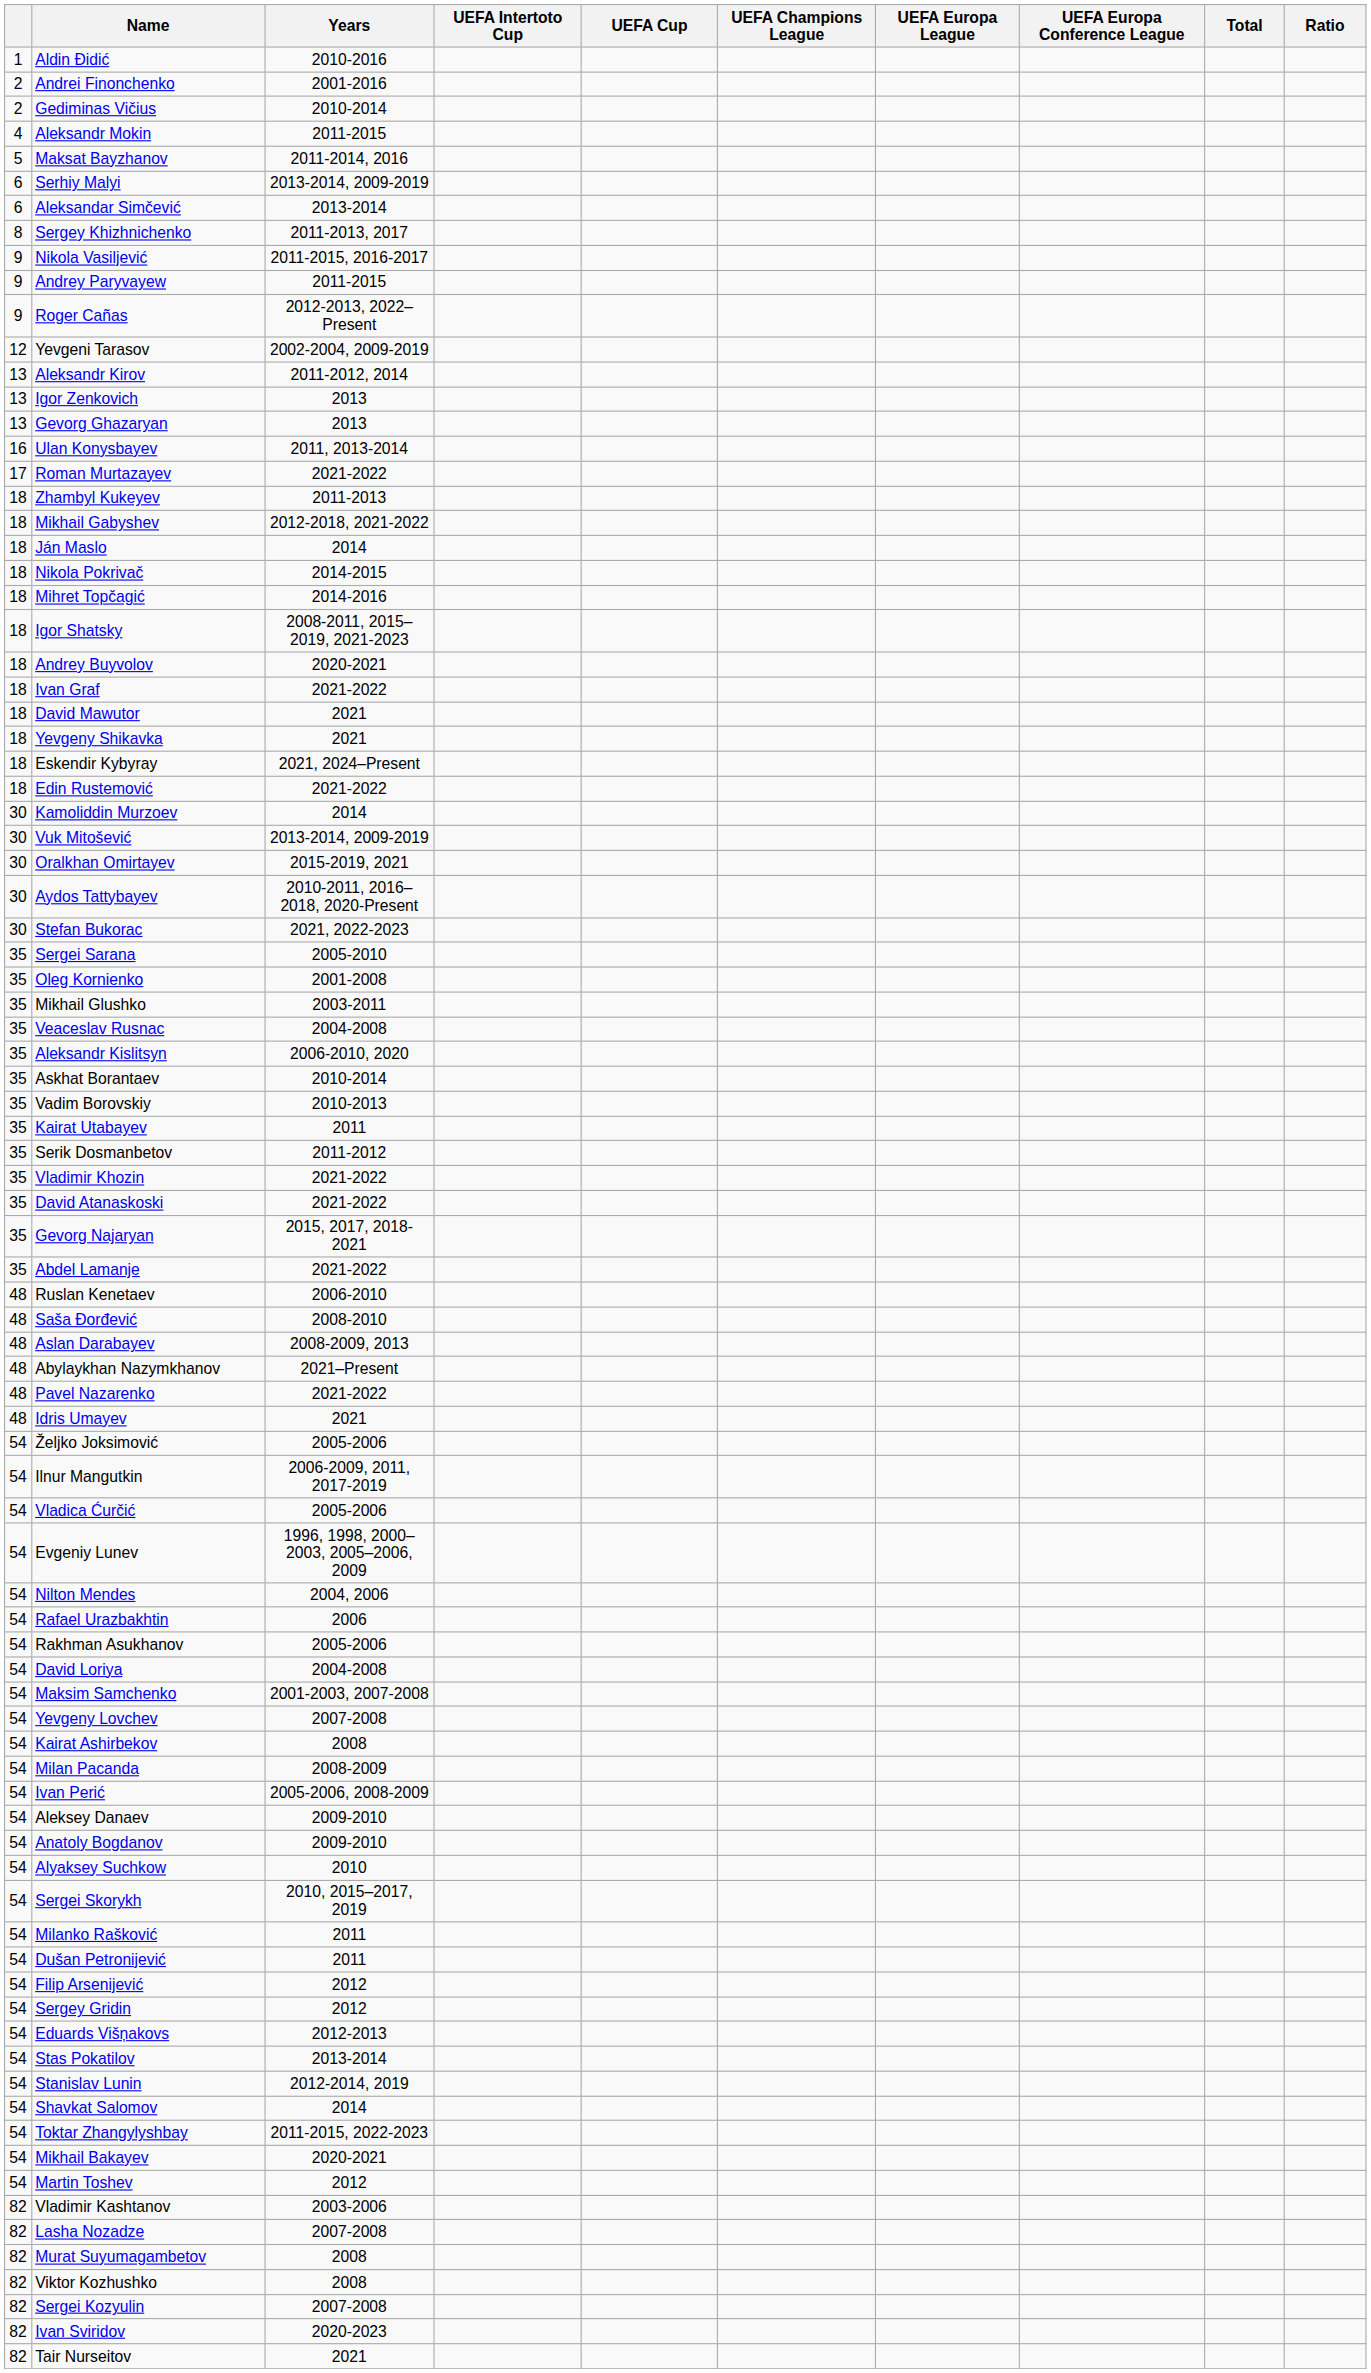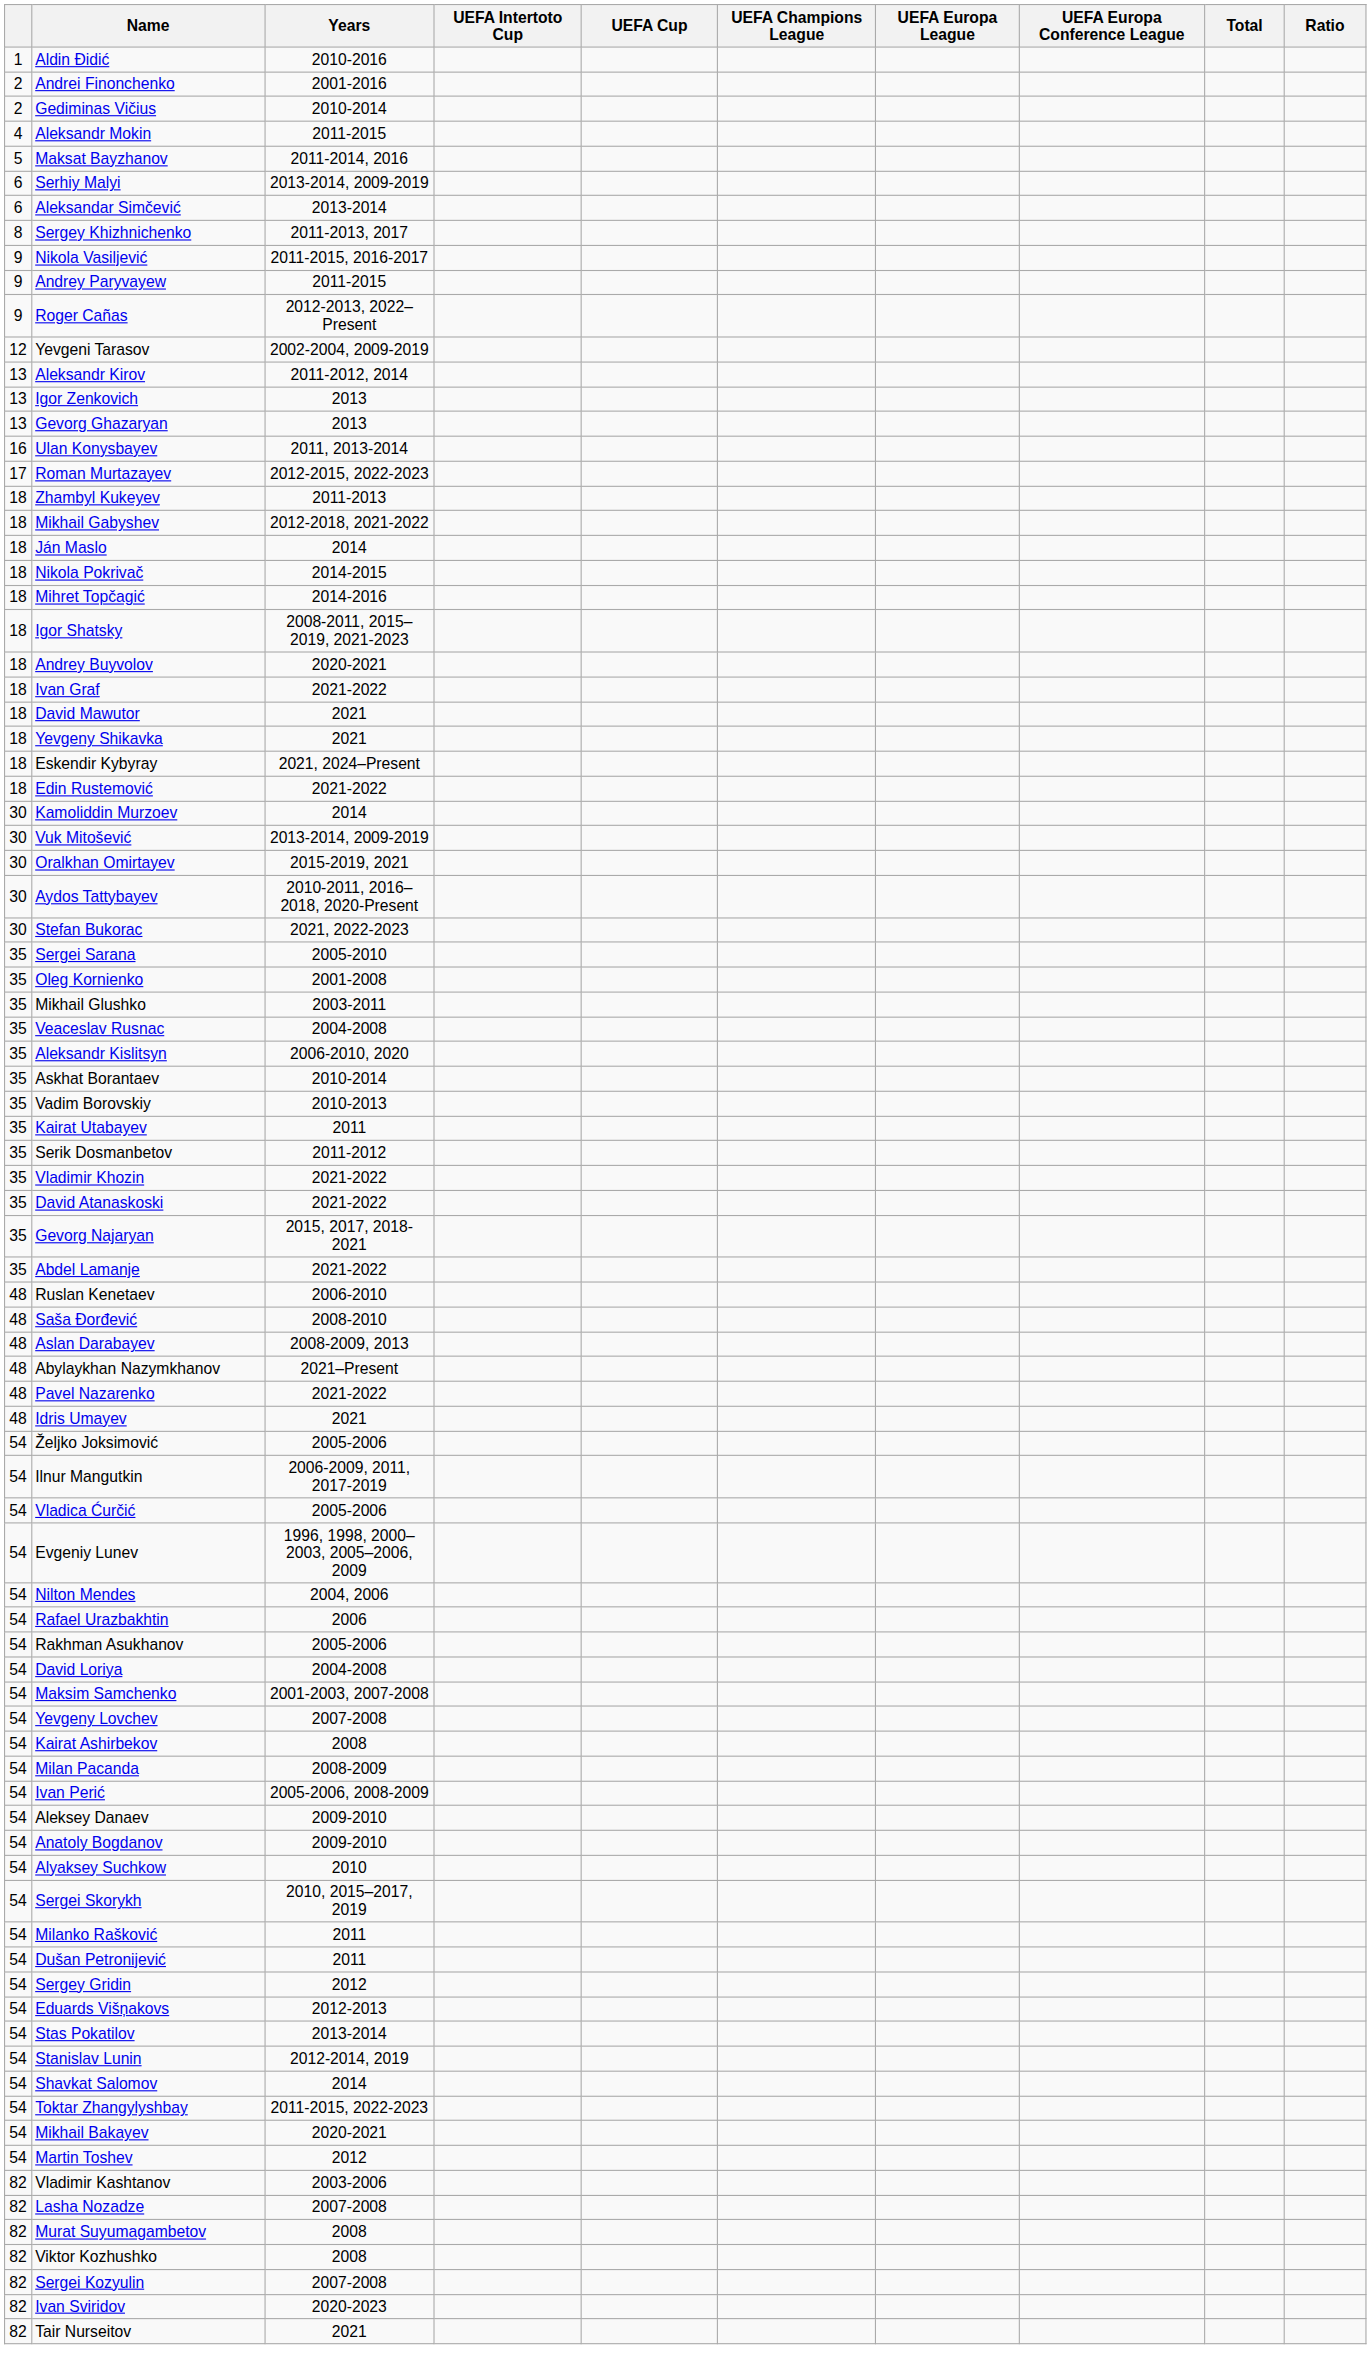(349, 474) 2021-2022 -> (349, 474) 2012-2015, 2022-2023
- row: (89, 1985)
